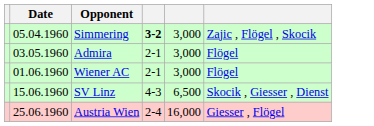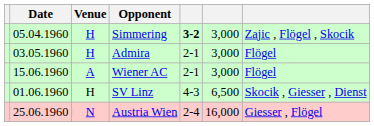+ column: (90, 14)
(41, 72) 01.06.1960 -> (41, 72) 15.06.1960
(41, 92) 15.06.1960 -> (41, 92) 01.06.1960
